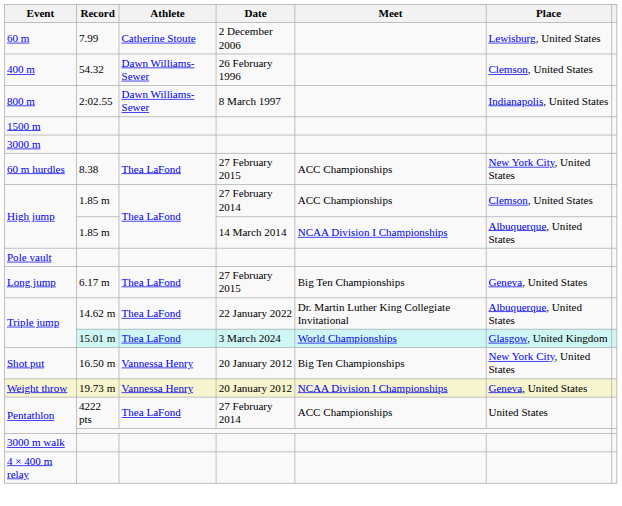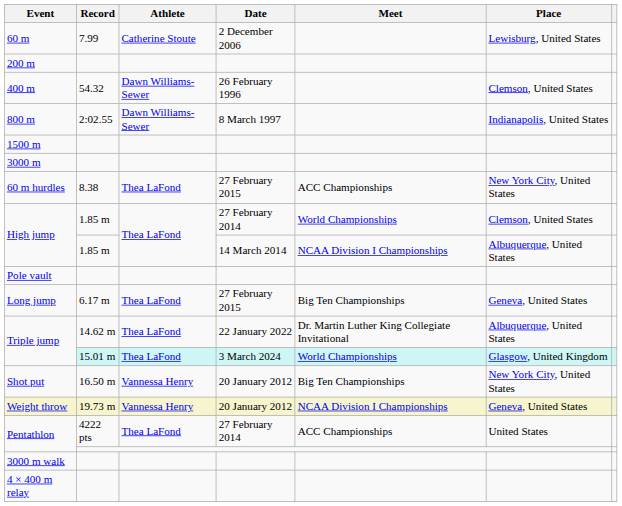+ row: (21, 63)
(345, 201) ACC Championships -> (347, 219) World Championships
